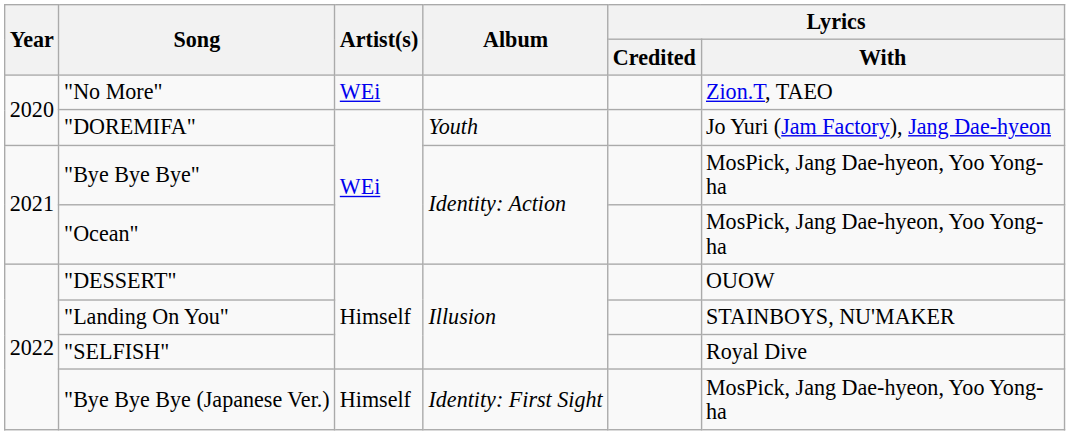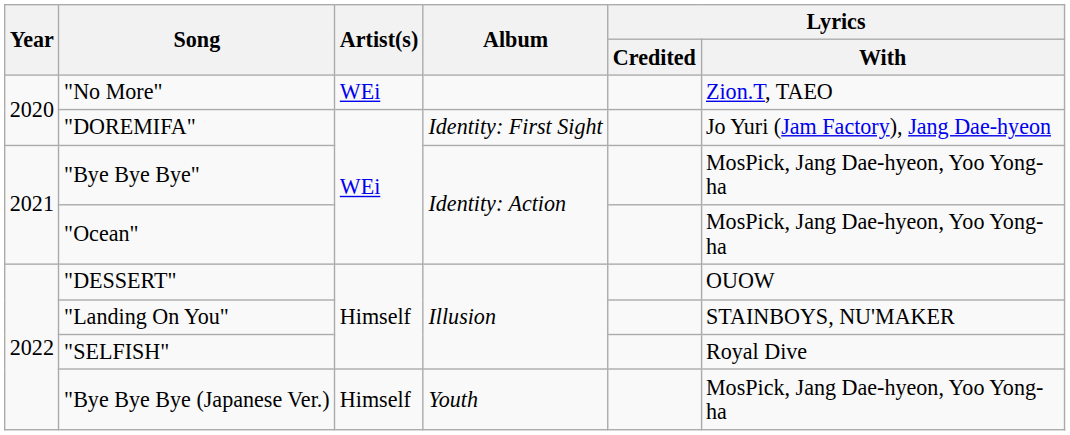(453, 127) Youth -> (516, 127) Identity: First Sight
(516, 399) Identity: First Sight -> (453, 399) Youth
